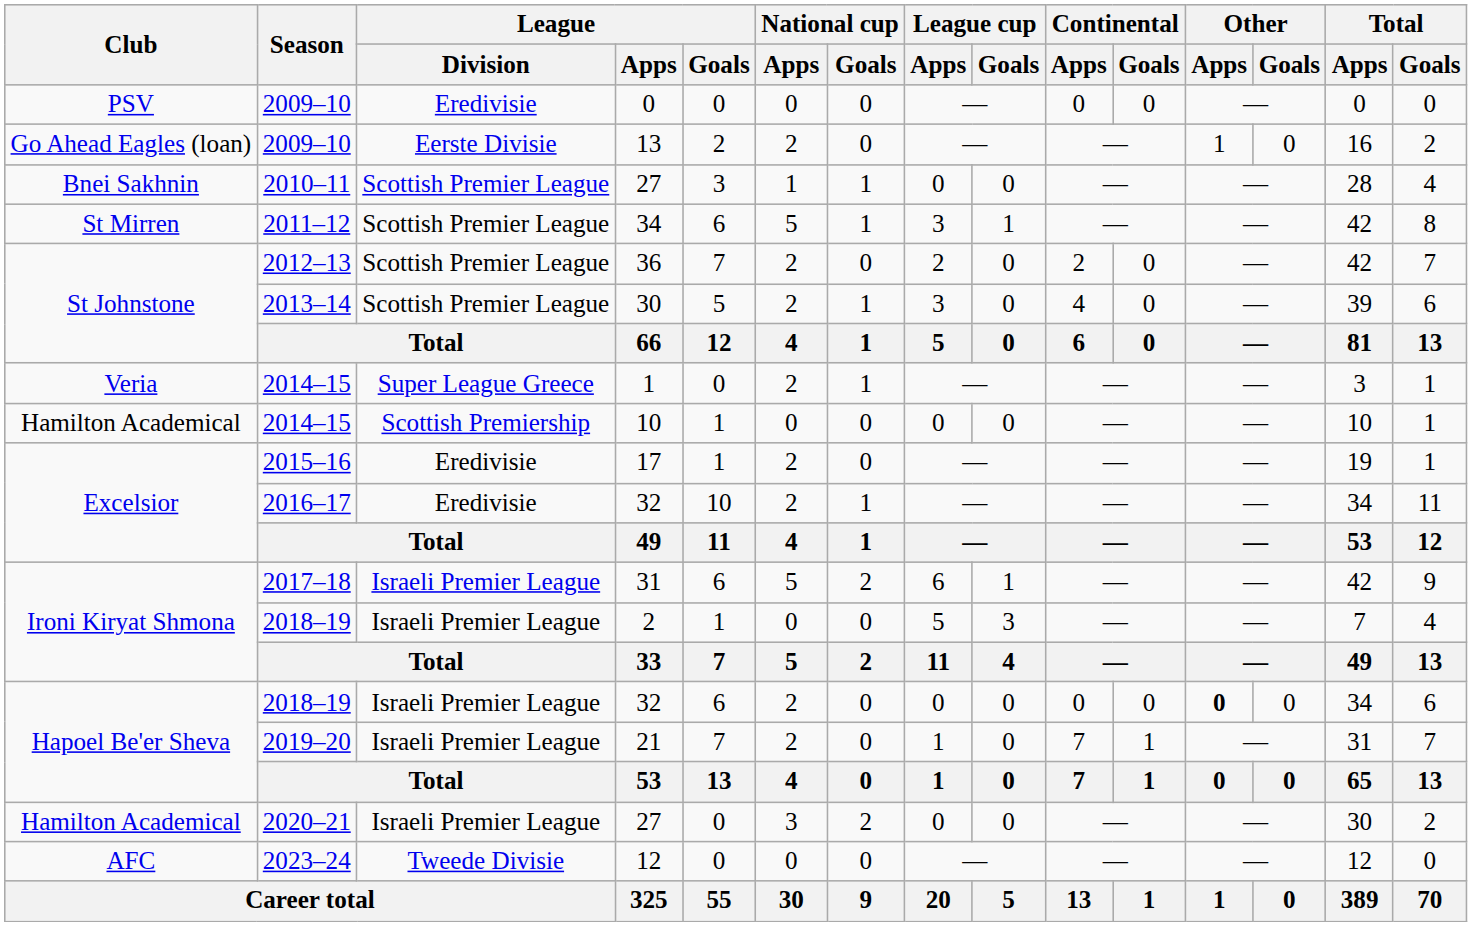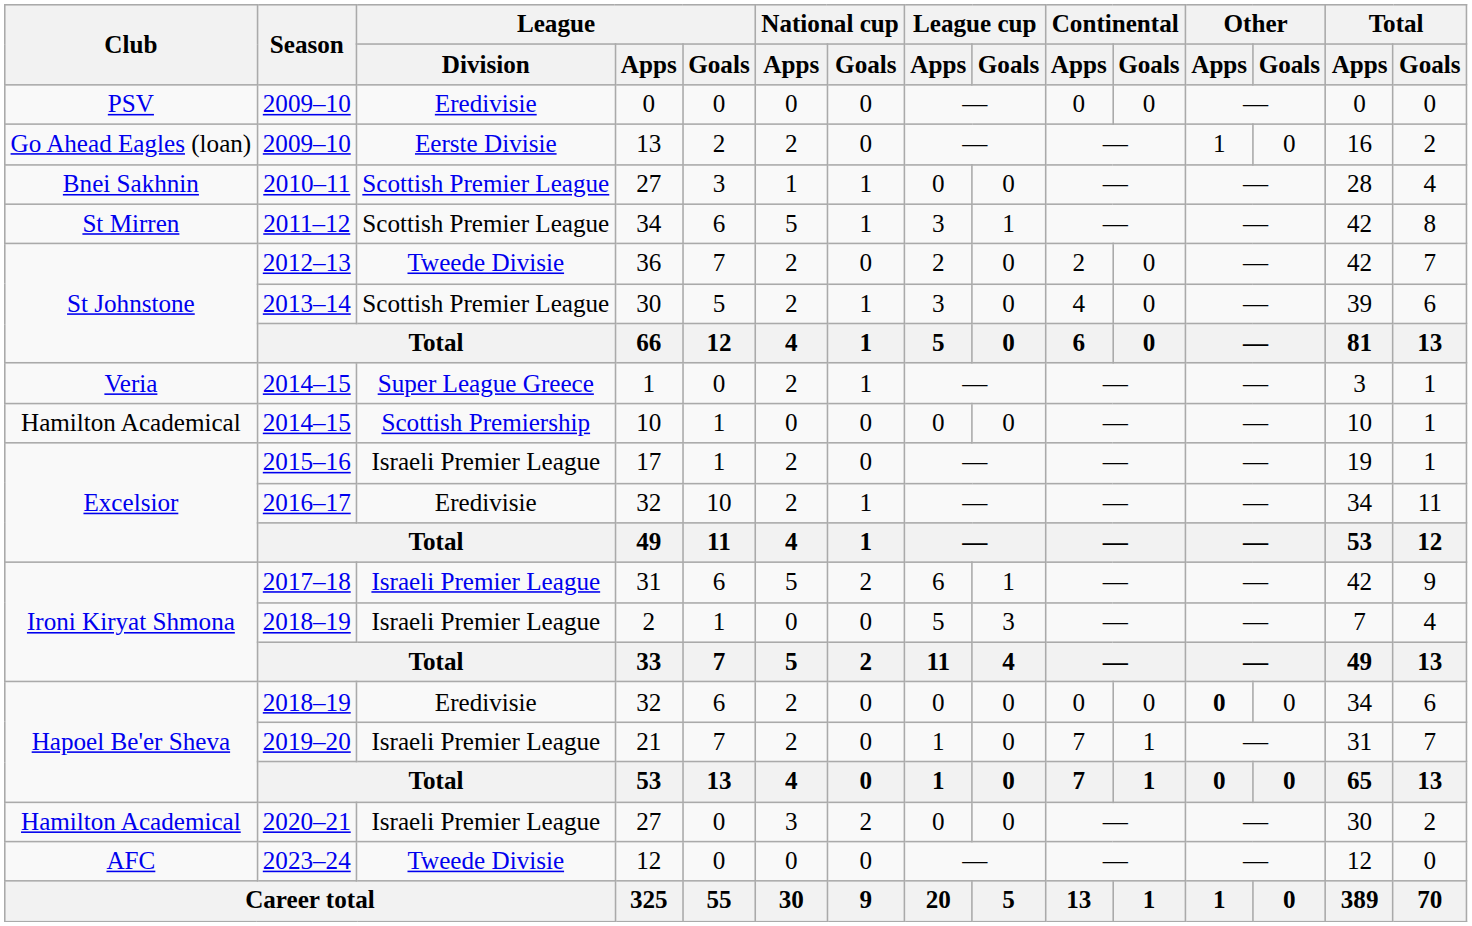(486, 263) Scottish Premier League -> (486, 263) Tweede Divisie
(486, 462) Eredivisie -> (486, 462) Israeli Premier League
(486, 701) Israeli Premier League -> (486, 701) Eredivisie
